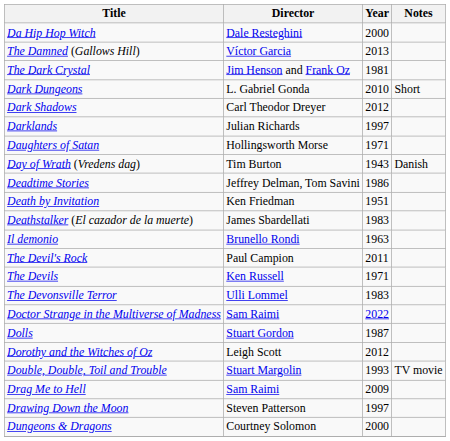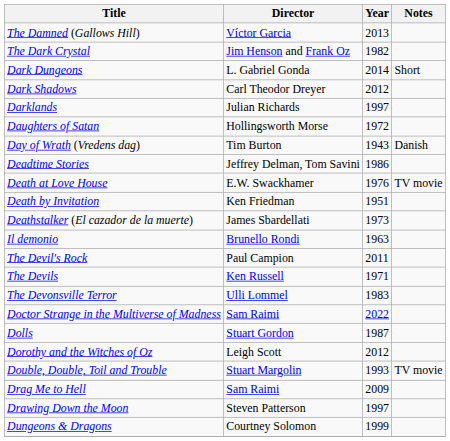- row: (51, 32)
(377, 70) 1981 -> (377, 51) 1982
(377, 88) 2010 -> (377, 70) 2014
(377, 145) 1971 -> (377, 126) 1972
+ row: (57, 182)
(377, 220) 1983 -> (377, 220) 1973
(377, 426) 2000 -> (377, 426) 1999
